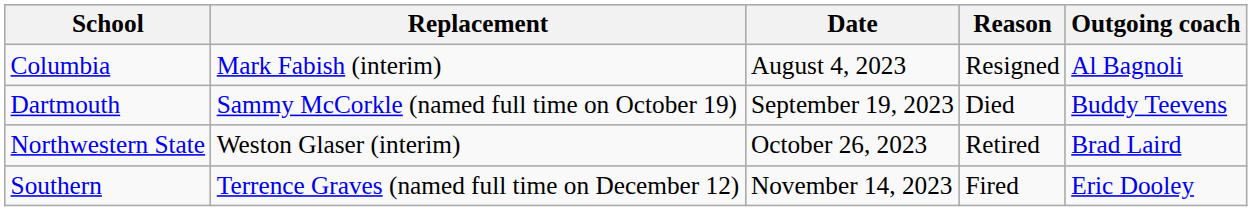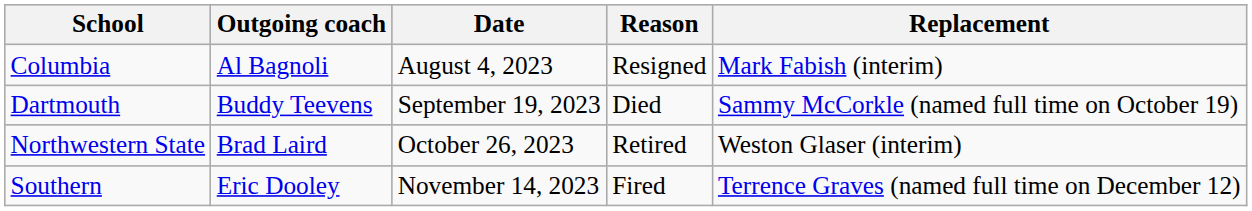columns swapped: (1156, 24) <-> (478, 24)
